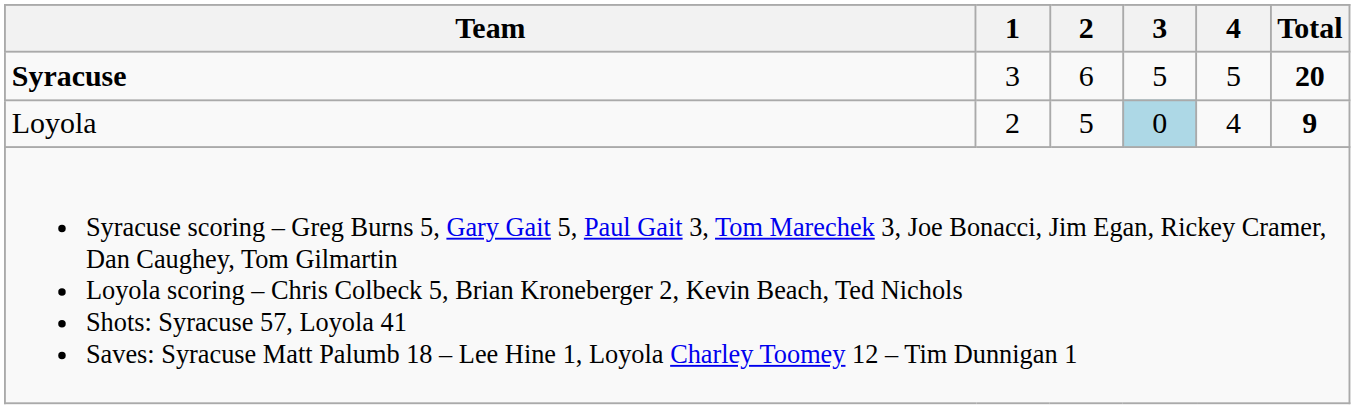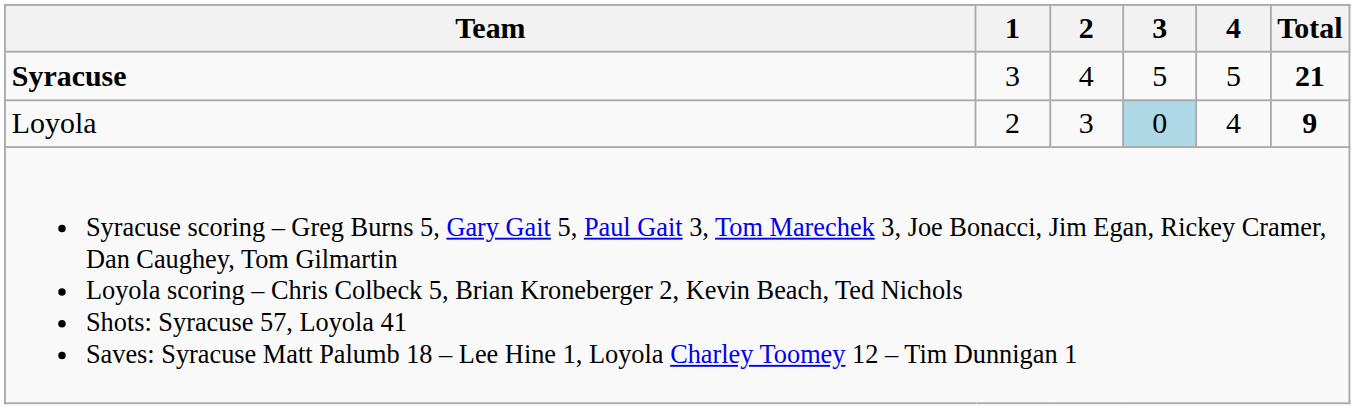(1086, 75) 6 -> (1086, 75) 4
(1310, 75) 20 -> (1310, 75) 21
(1086, 123) 5 -> (1086, 123) 3
